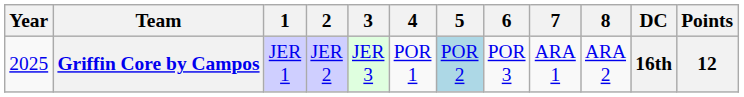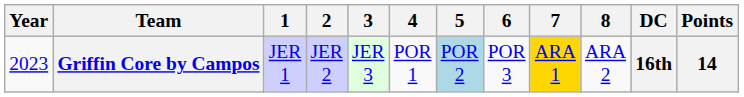(29, 63) 2025 -> (29, 63) 2023
(555, 63) no background -> (555, 63) gold background
(707, 63) 12 -> (707, 63) 14
